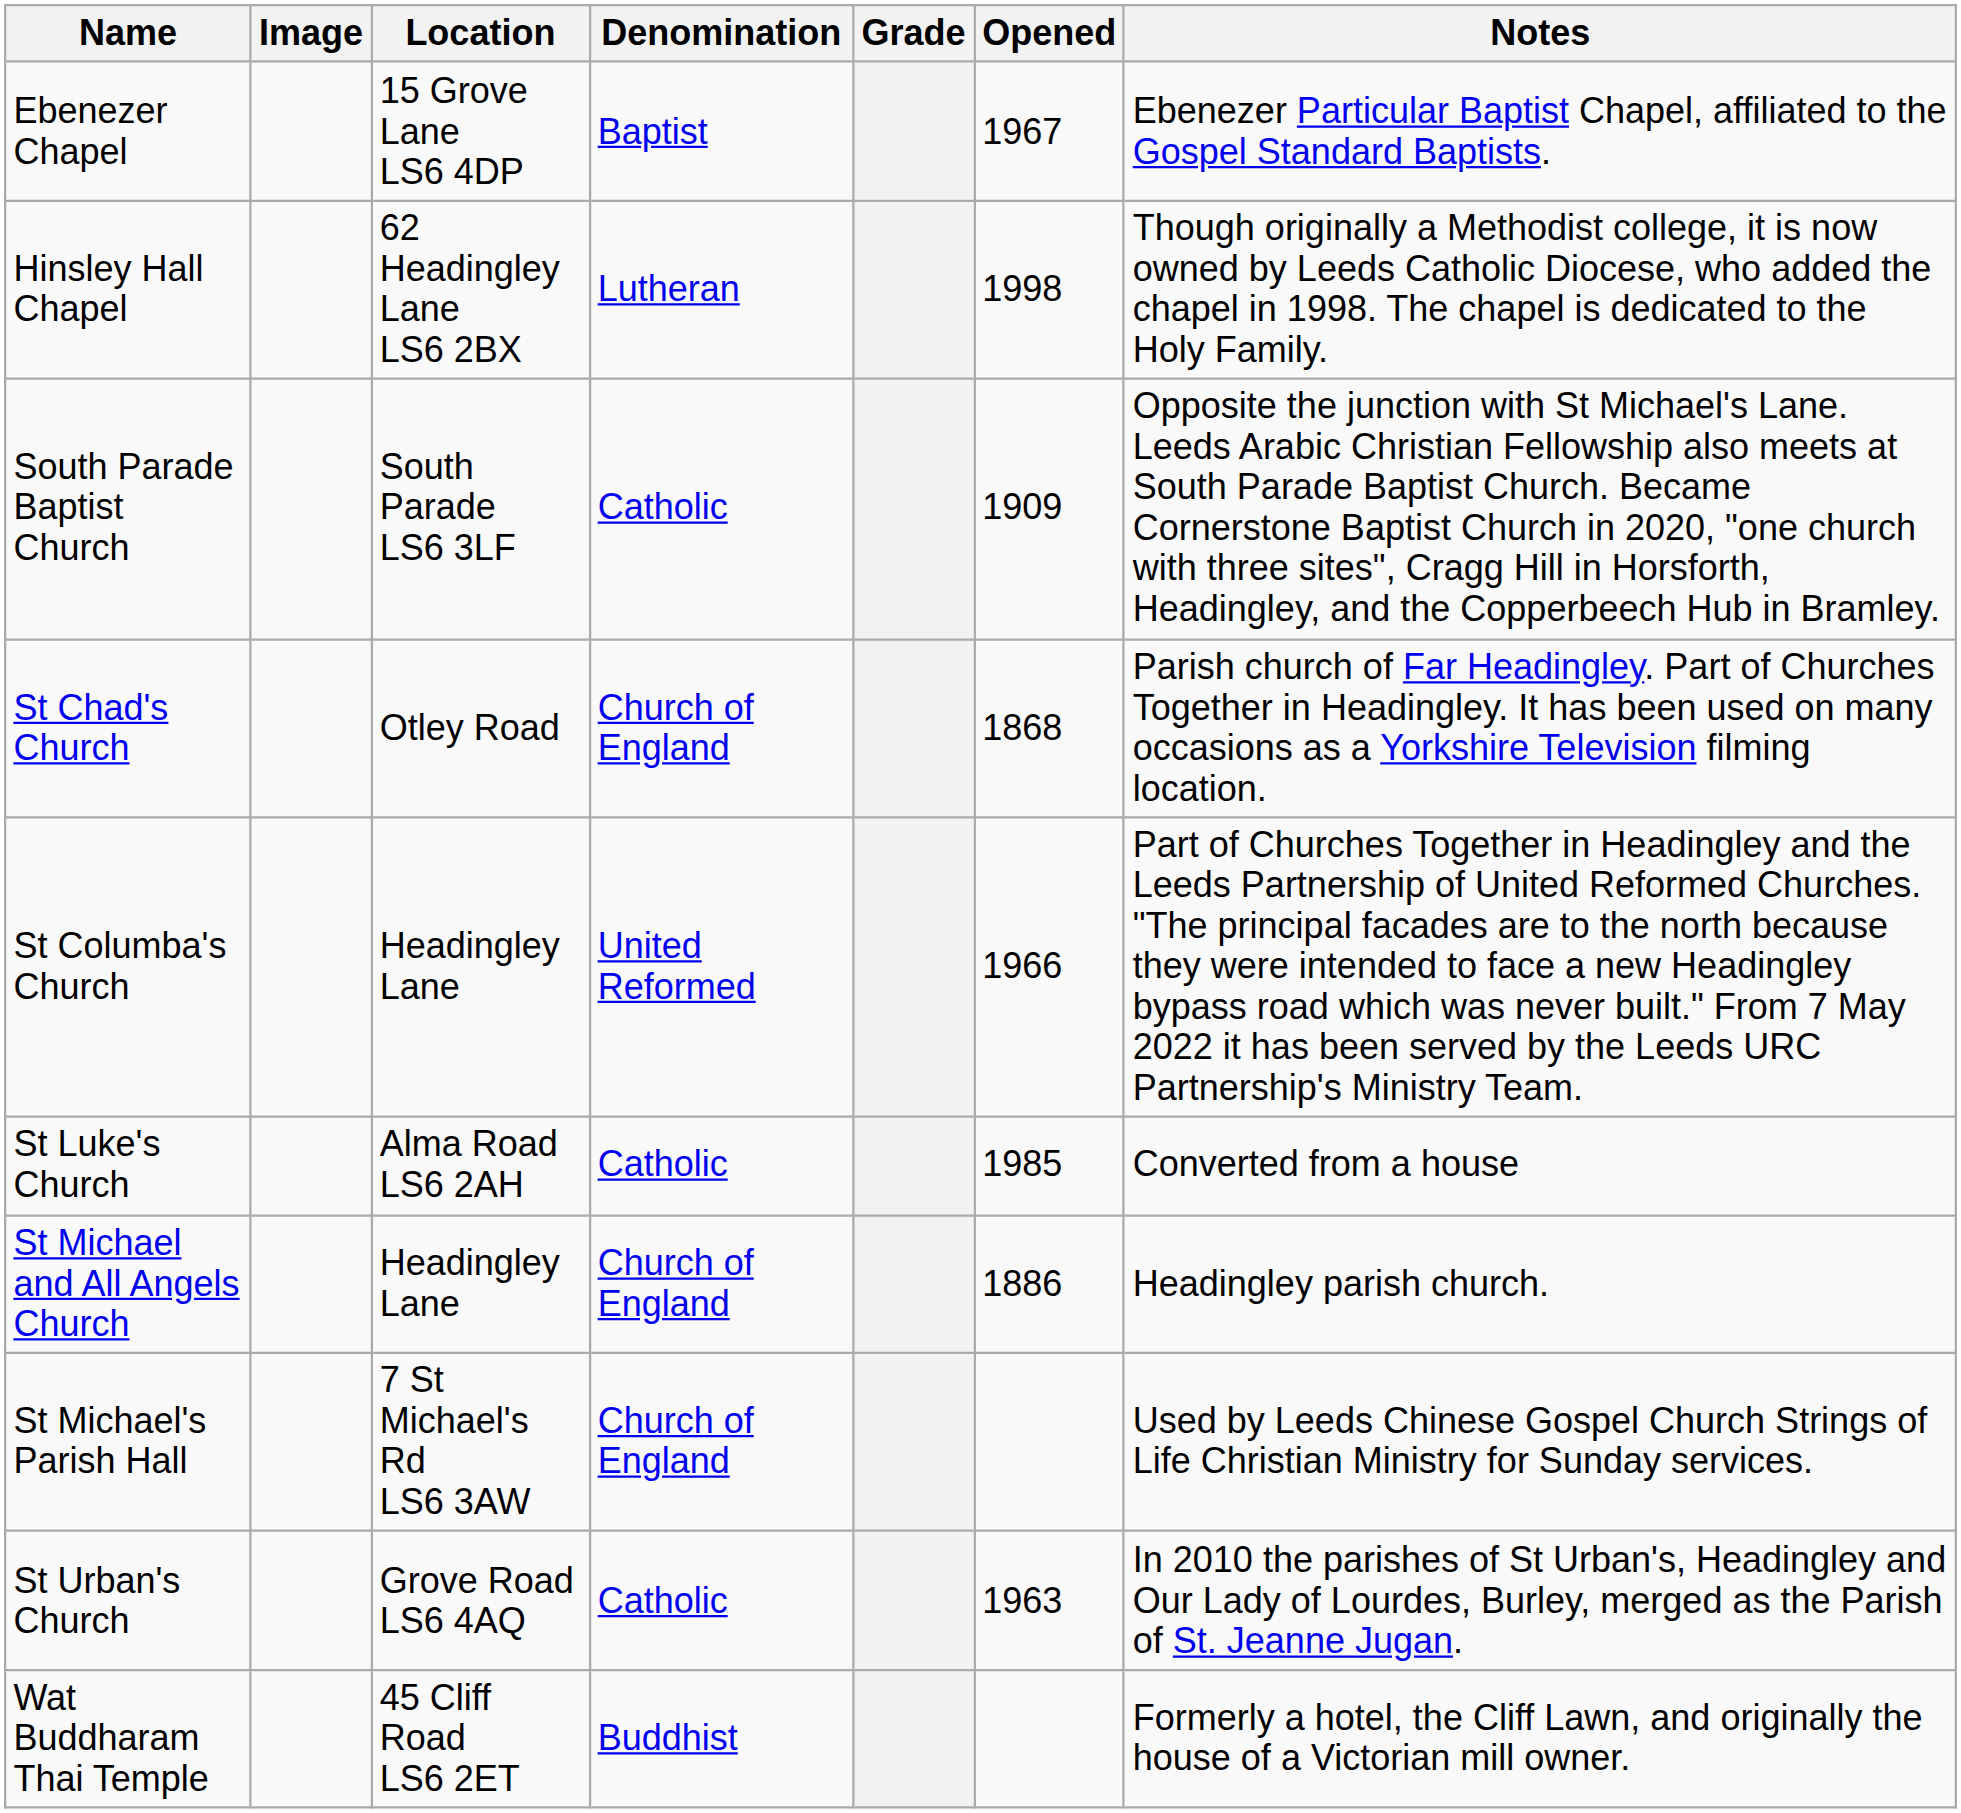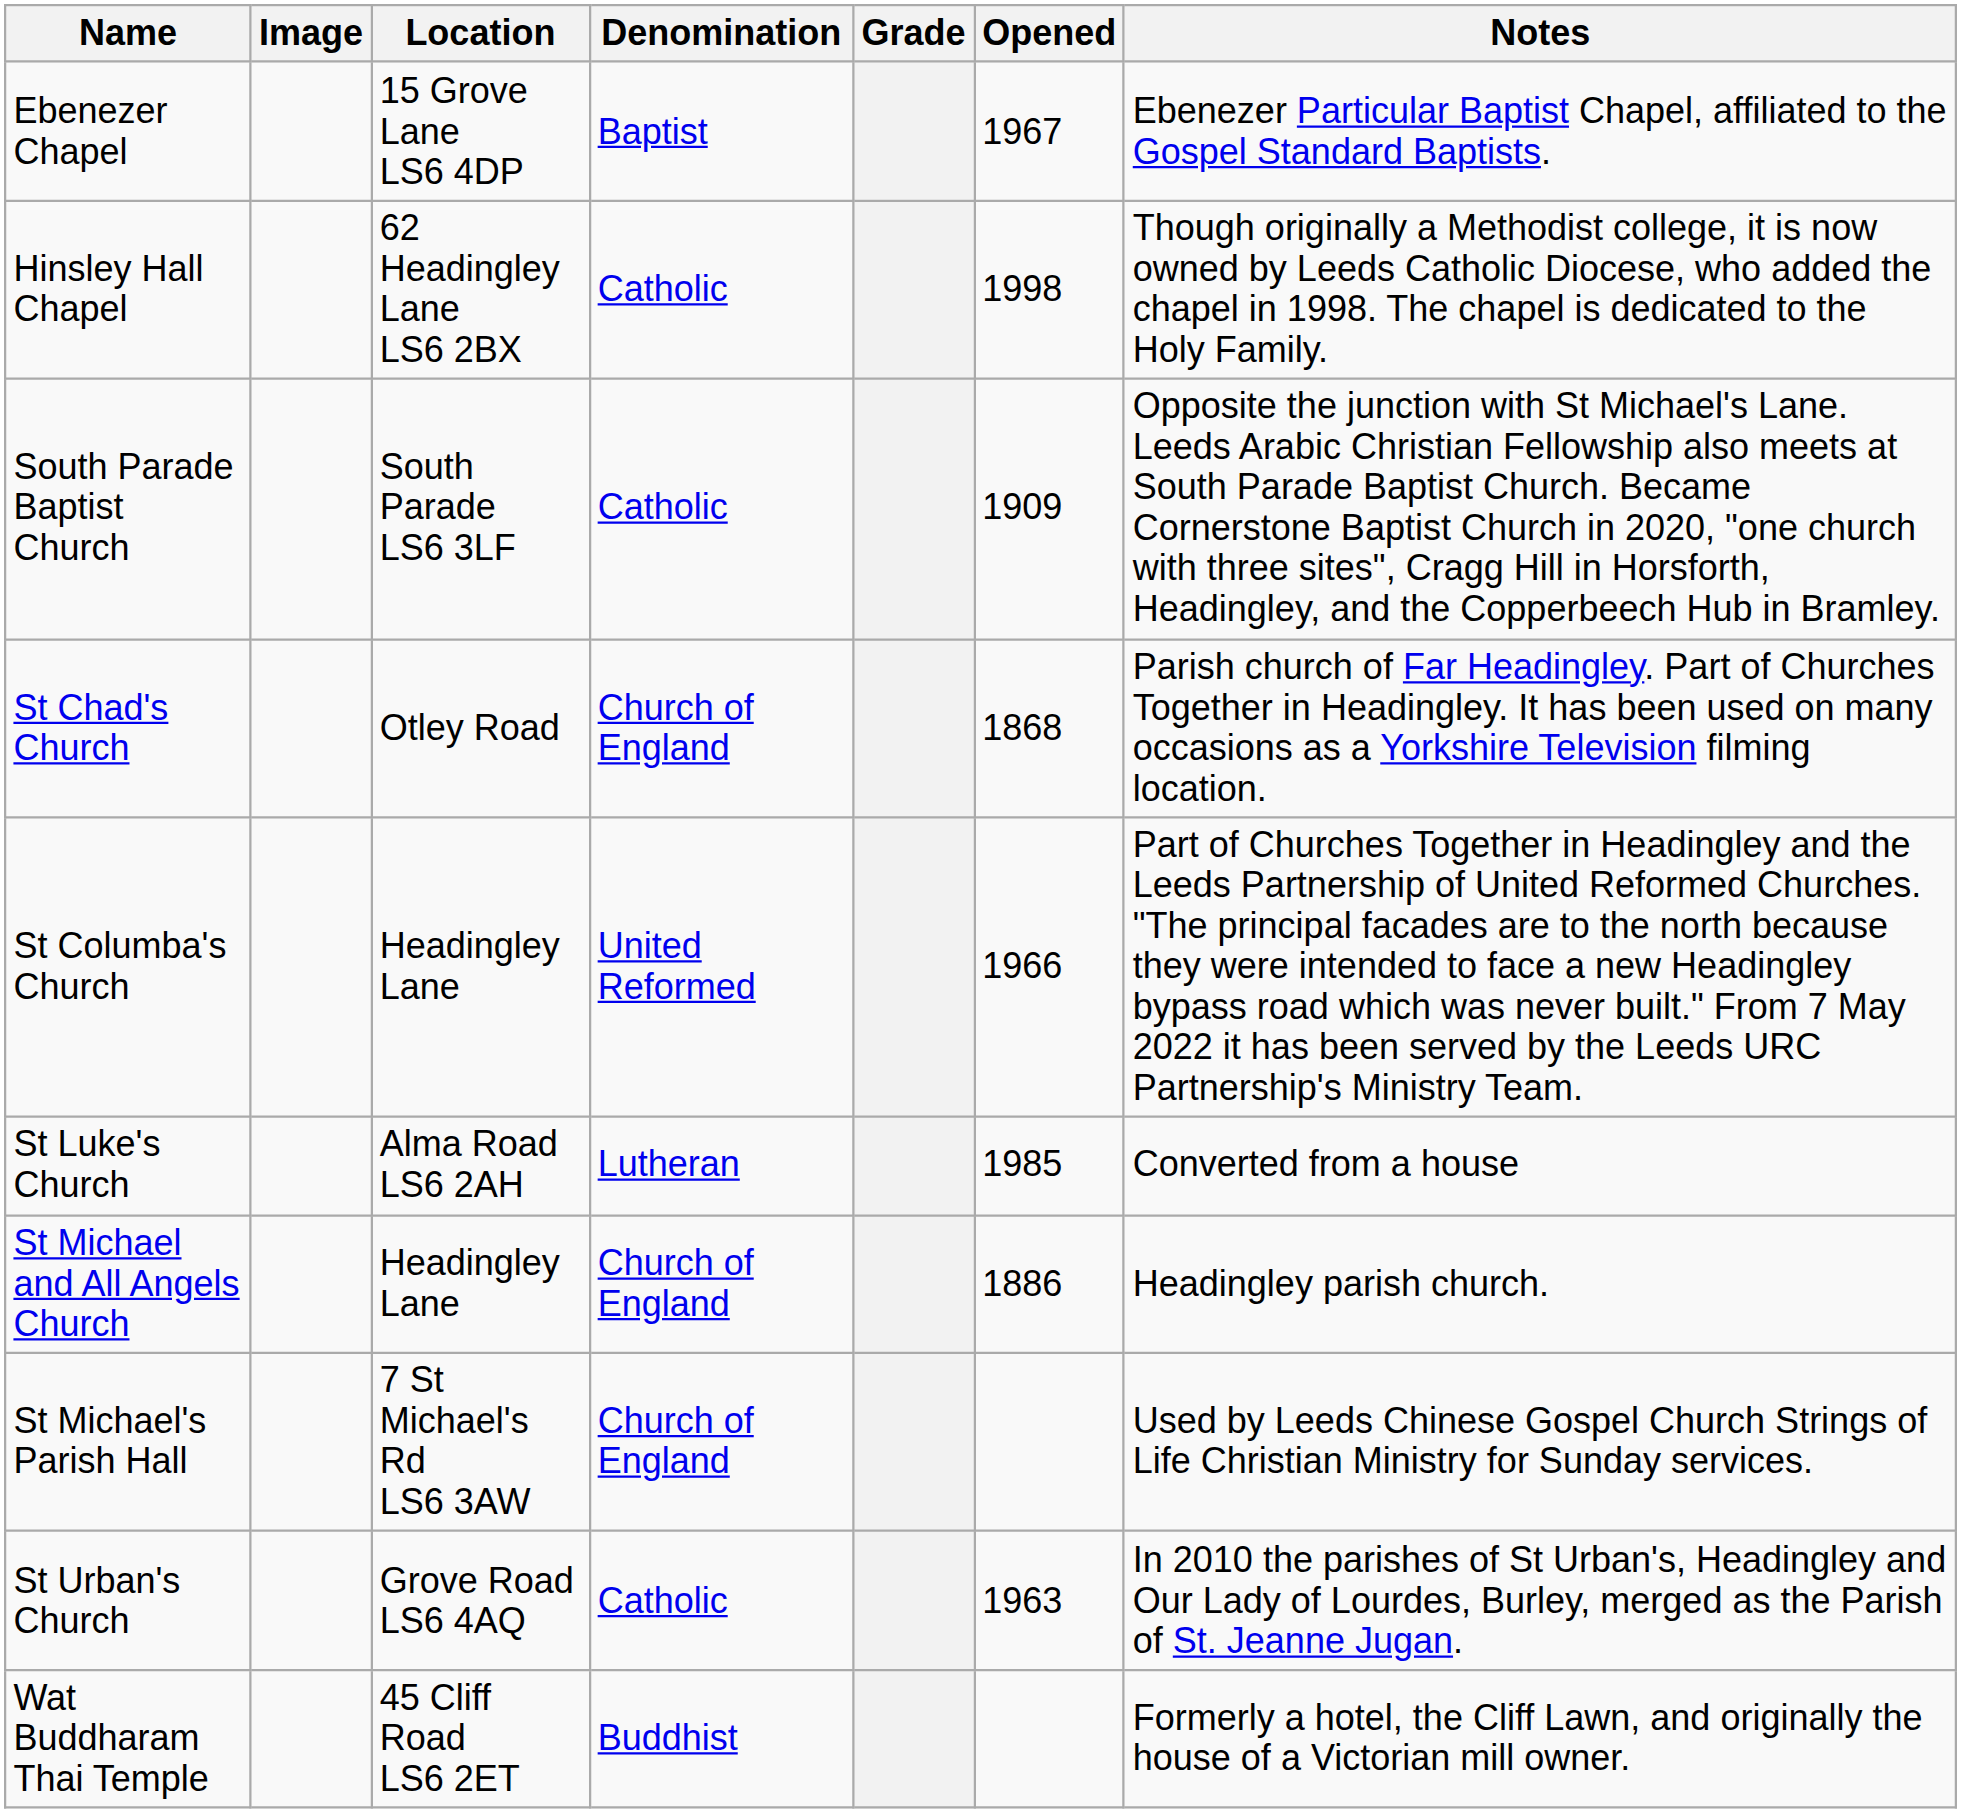(669, 288) Lutheran -> (663, 288) Catholic
(663, 1165) Catholic -> (669, 1165) Lutheran
